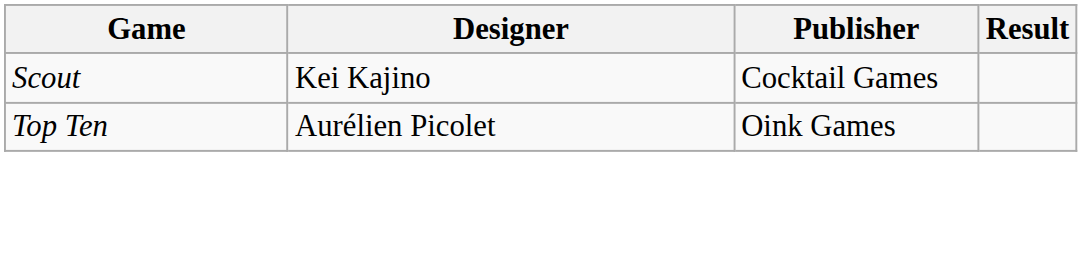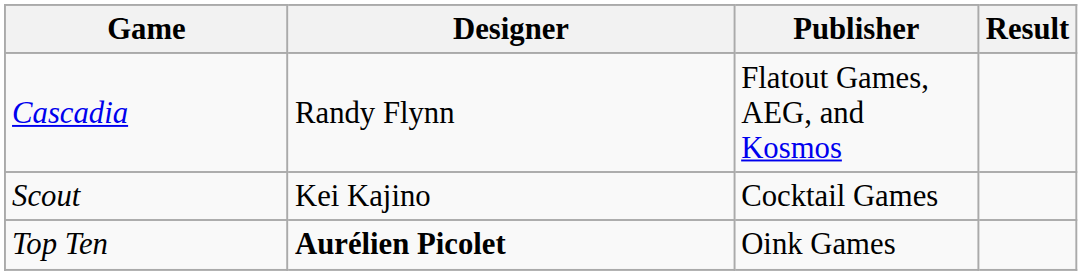+ row: (70, 112)
(395, 126) normal -> (400, 244) bold
